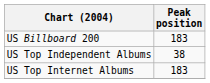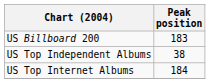(179, 70) 183 -> (179, 70) 184
